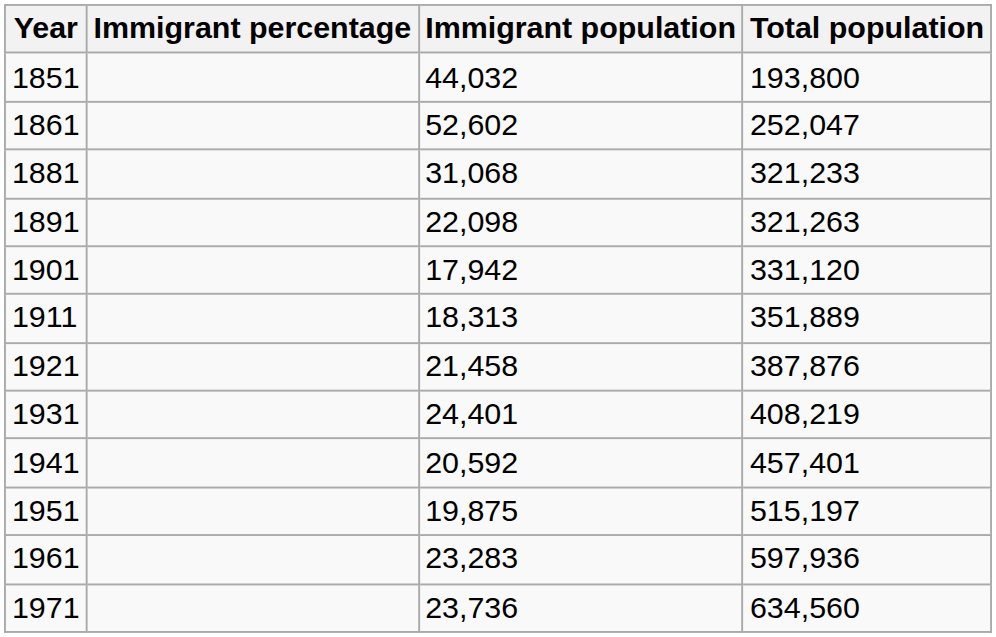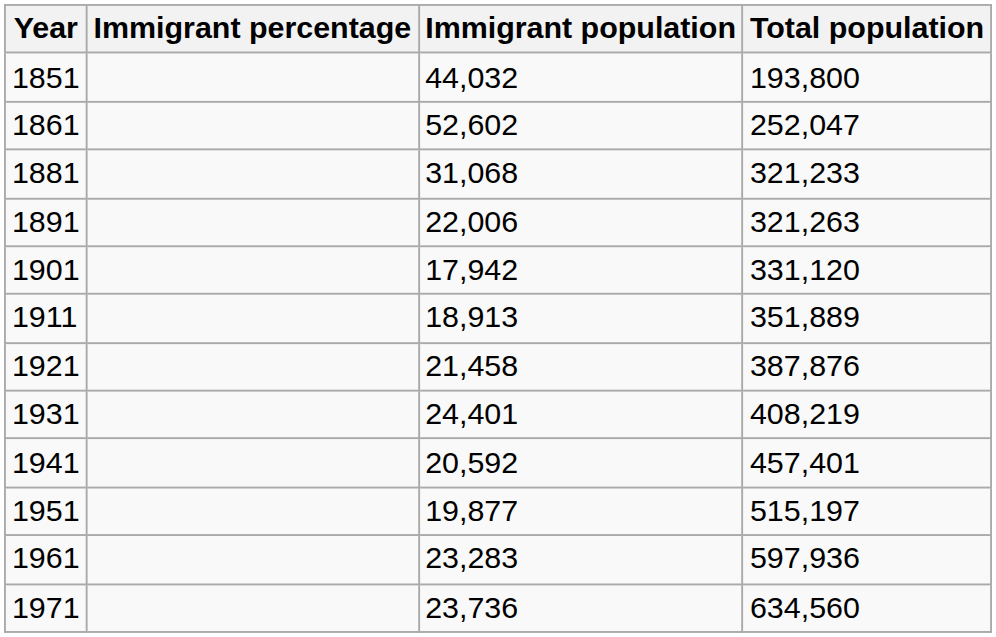(472, 221) 22,098 -> (472, 221) 22,006
(472, 317) 18,313 -> (472, 317) 18,913
(472, 510) 19,875 -> (472, 510) 19,877
